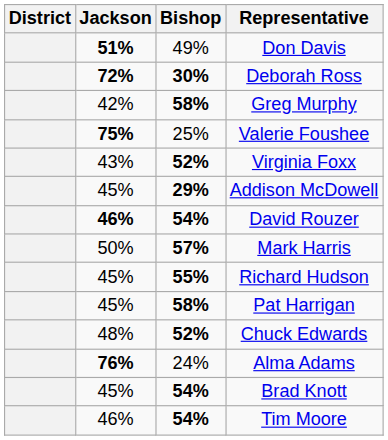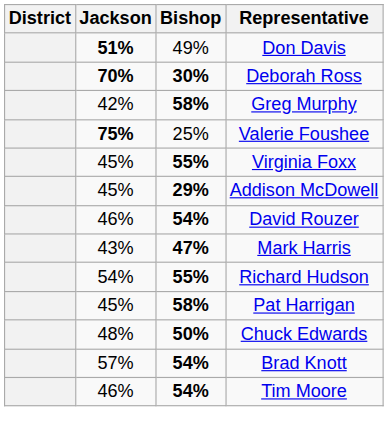(116, 76) 72% -> (116, 76) 70%
(116, 162) 43% -> (116, 162) 45%
(191, 162) 52% -> (191, 162) 55%
(116, 219) bold -> (116, 219) normal
(116, 248) 50% -> (116, 248) 43%
(191, 248) 57% -> (191, 248) 47%
(116, 276) 45% -> (116, 276) 54%
(191, 334) 52% -> (191, 334) 50%
- row: (304, 362)
(116, 391) 45% -> (116, 362) 57%
